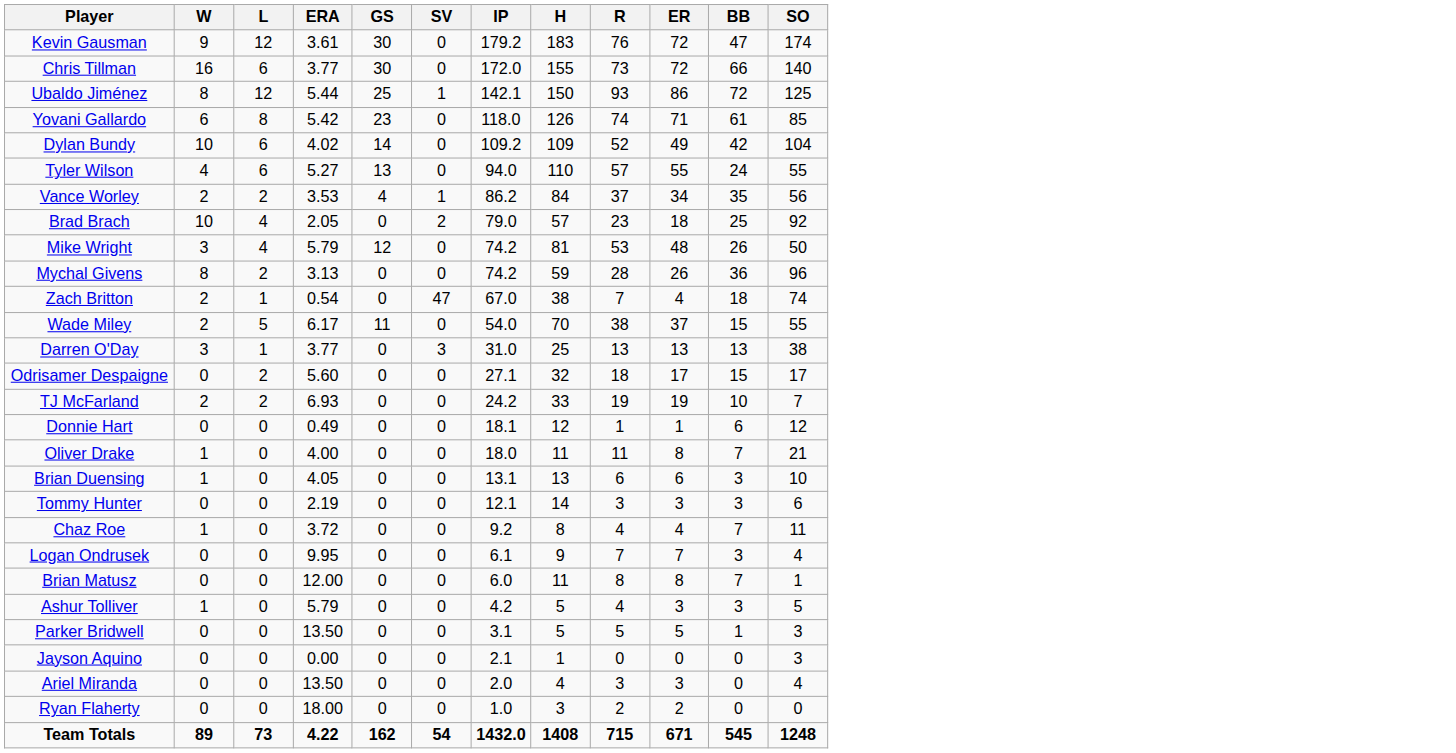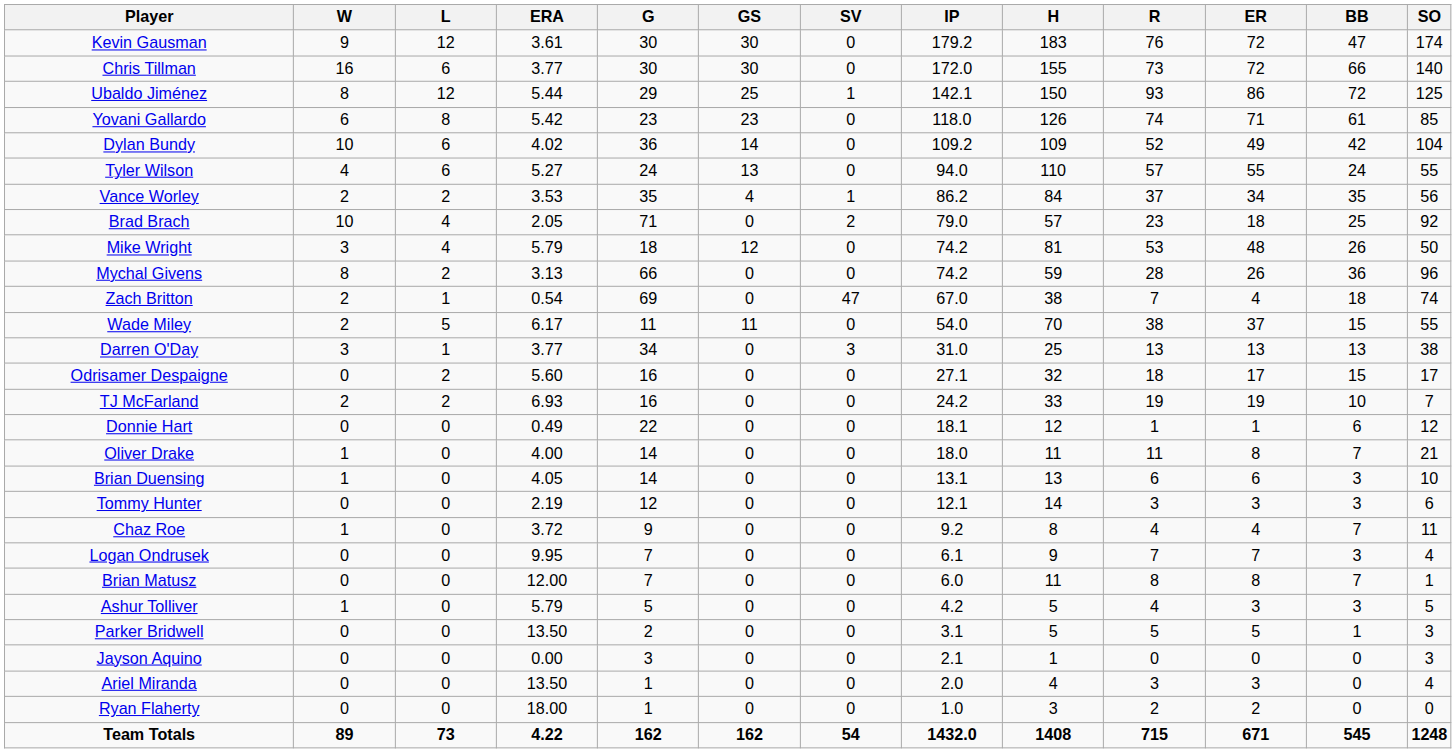+ column: (648, 17)
